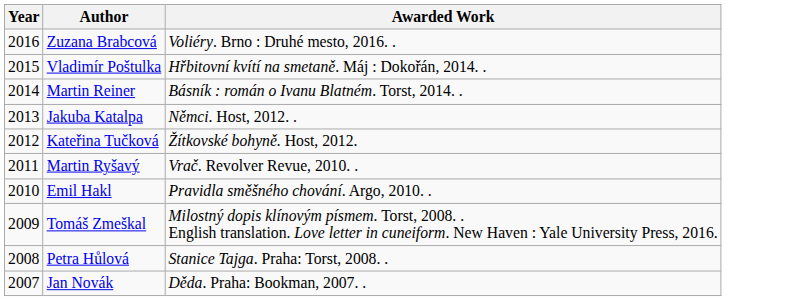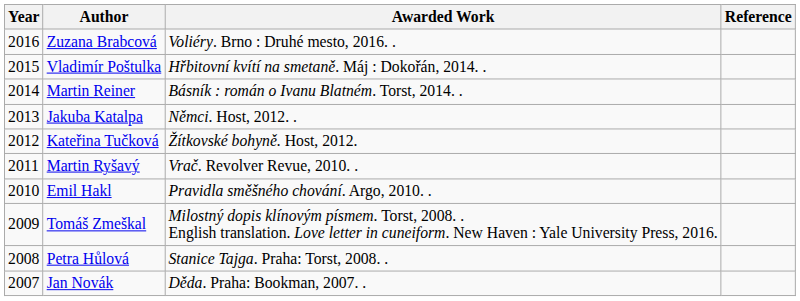+ column: (758, 16)
